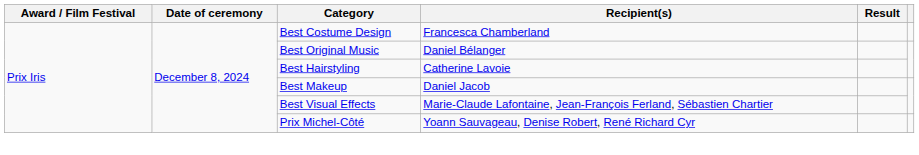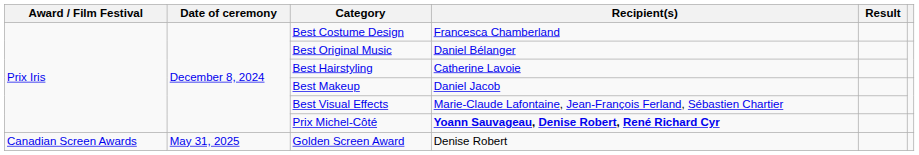(559, 123) normal -> (577, 123) bold
+ row: (348, 141)
